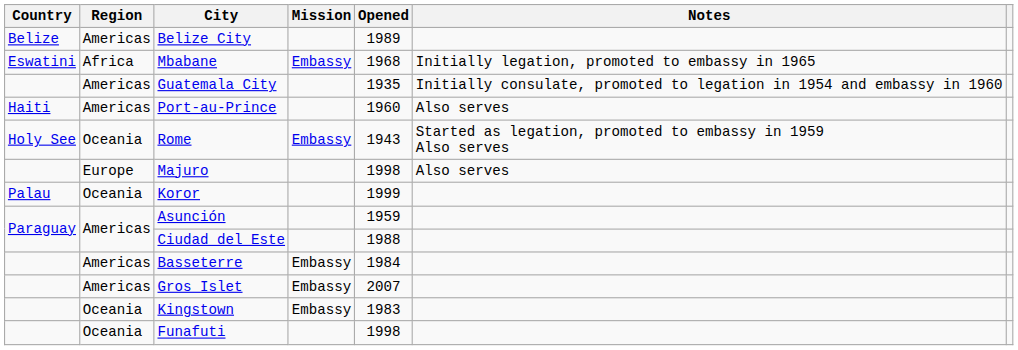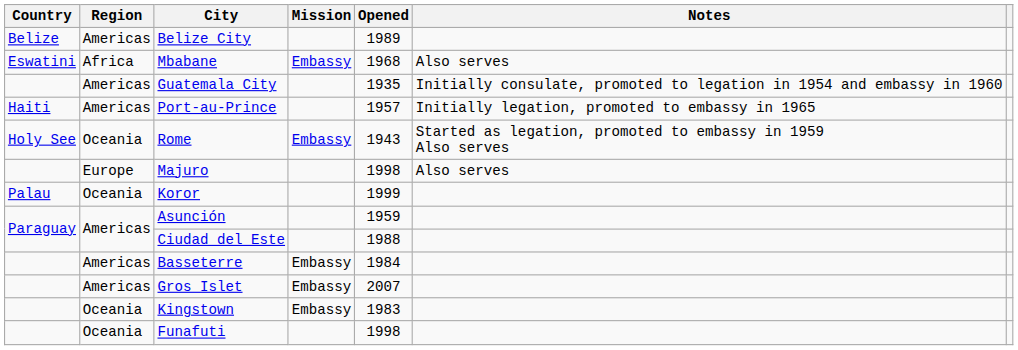(616, 62) Initially legation, promoted to embassy in 1965 -> (463, 62) Also serves
(384, 108) 1960 -> (384, 108) 1957
(463, 108) Also serves -> (616, 108) Initially legation, promoted to embassy in 1965
